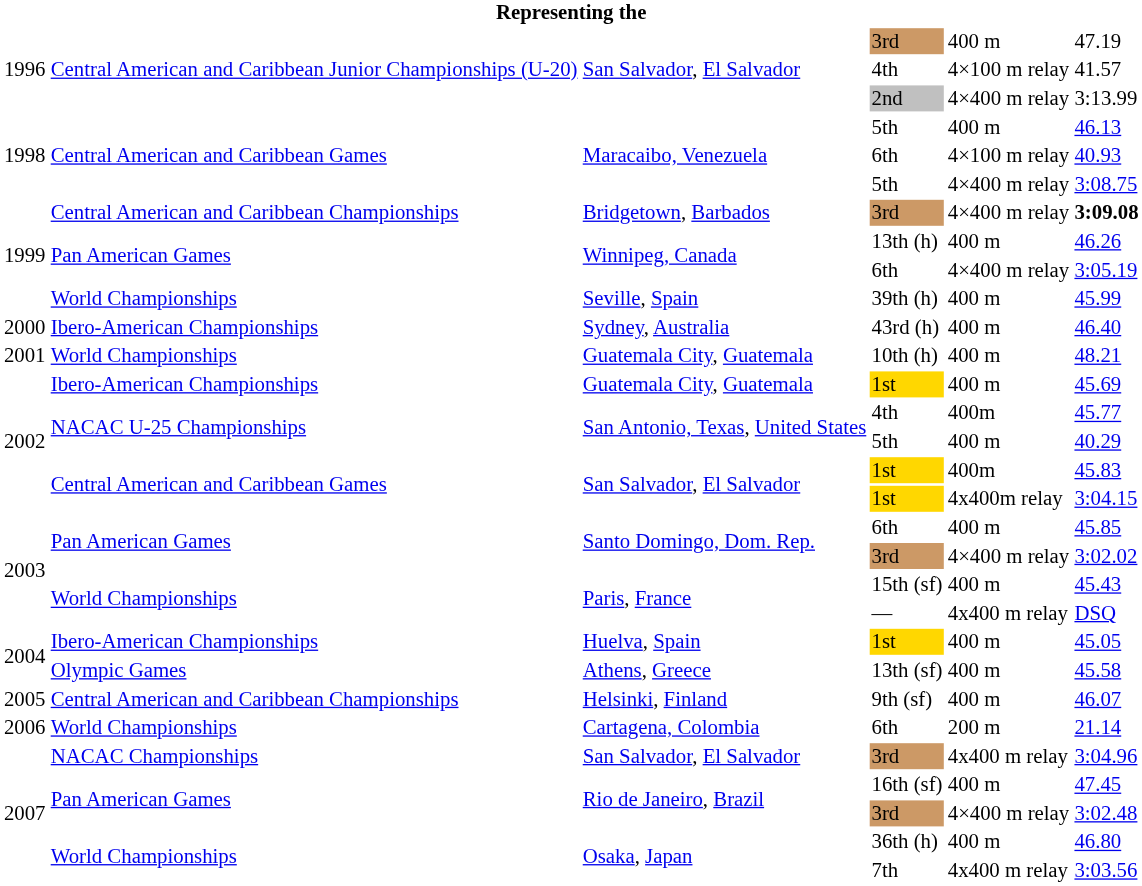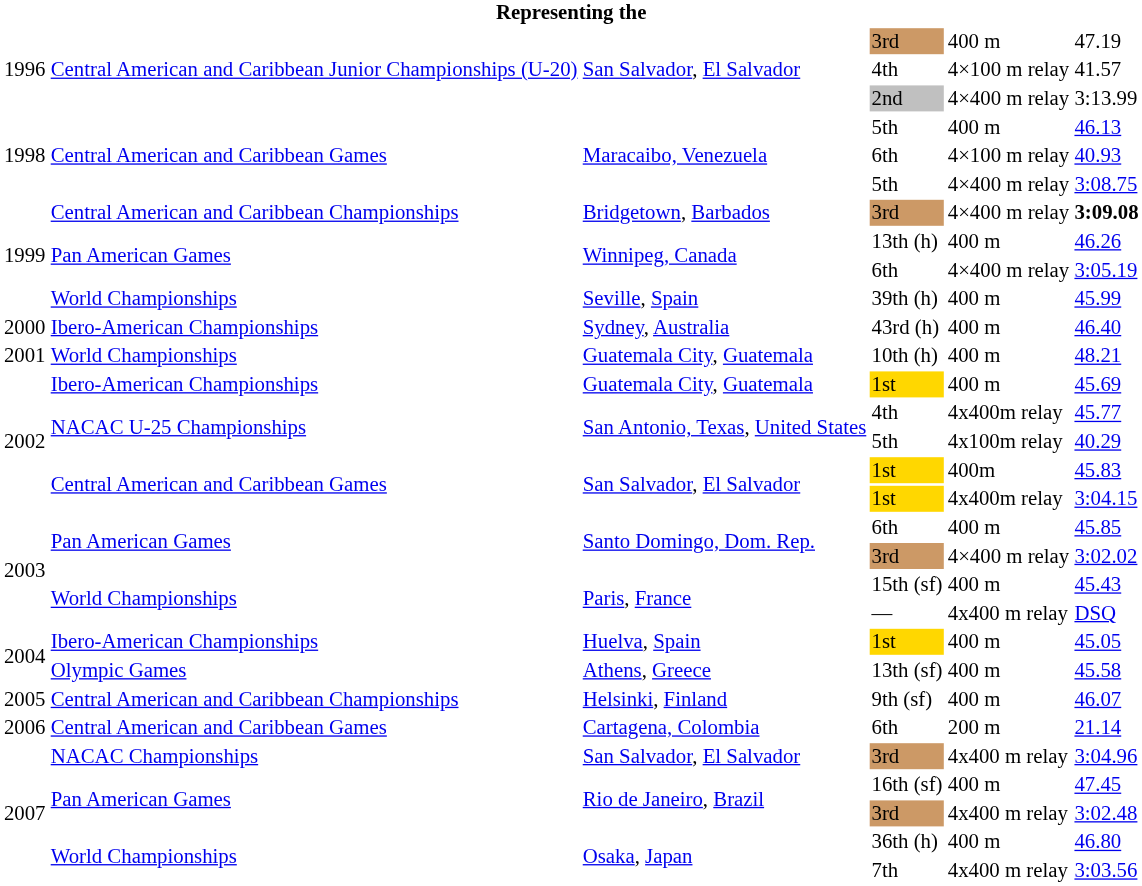(971, 412) 400m -> (1005, 412) 4x400m relay
(974, 441) 400 m -> (1005, 441) 4x100m relay
(144, 727) World Championships -> (219, 727) Central American and Caribbean Games
(1008, 813) 4×400 m relay -> (1008, 813) 4x400 m relay
